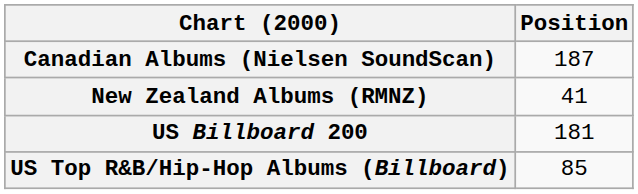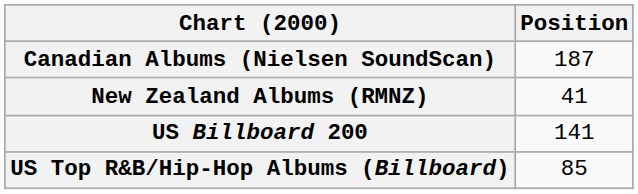(574, 133) 181 -> (574, 133) 141
